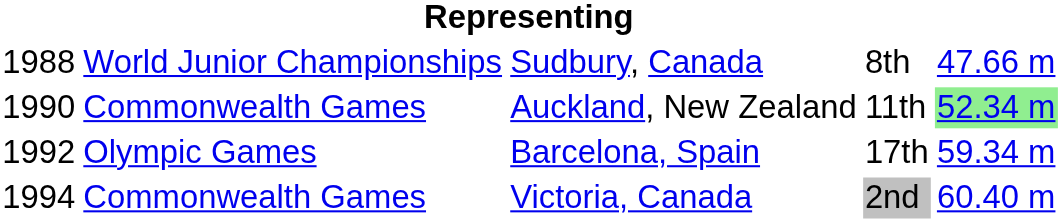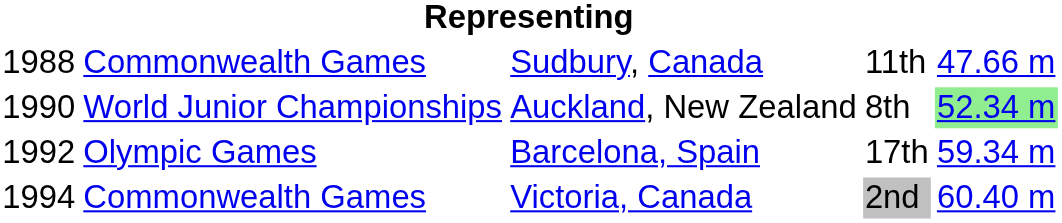(293, 62) World Junior Championships -> (255, 62) Commonwealth Games
(888, 62) 8th -> (896, 62) 11th
(255, 107) Commonwealth Games -> (293, 107) World Junior Championships
(896, 107) 11th -> (888, 107) 8th
